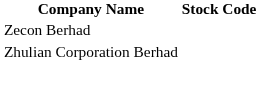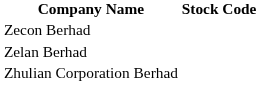+ row: (45, 51)
